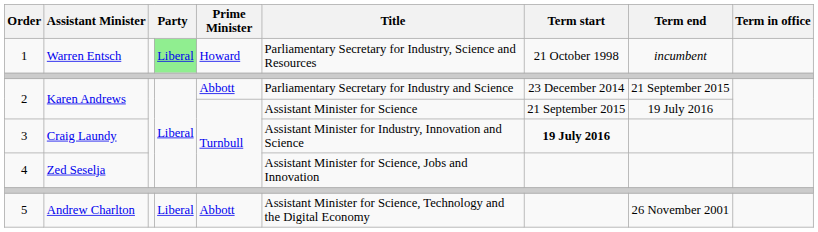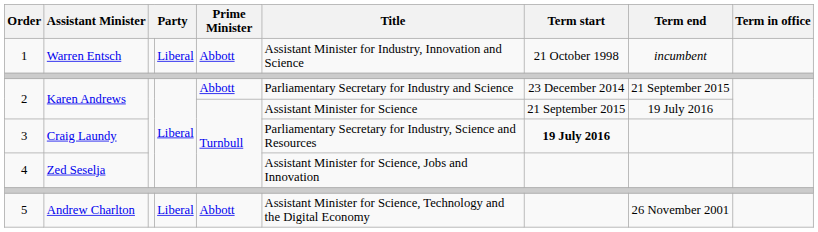(175, 55) lightgreen background -> (175, 55) no background
(220, 55) Howard -> (217, 55) Abbott
(390, 55) Parliamentary Secretary for Industry, Science and Resources -> (383, 55) Assistant Minister for Industry, Innovation and Science
(383, 136) Assistant Minister for Industry, Innovation and Science -> (390, 136) Parliamentary Secretary for Industry, Science and Resources
